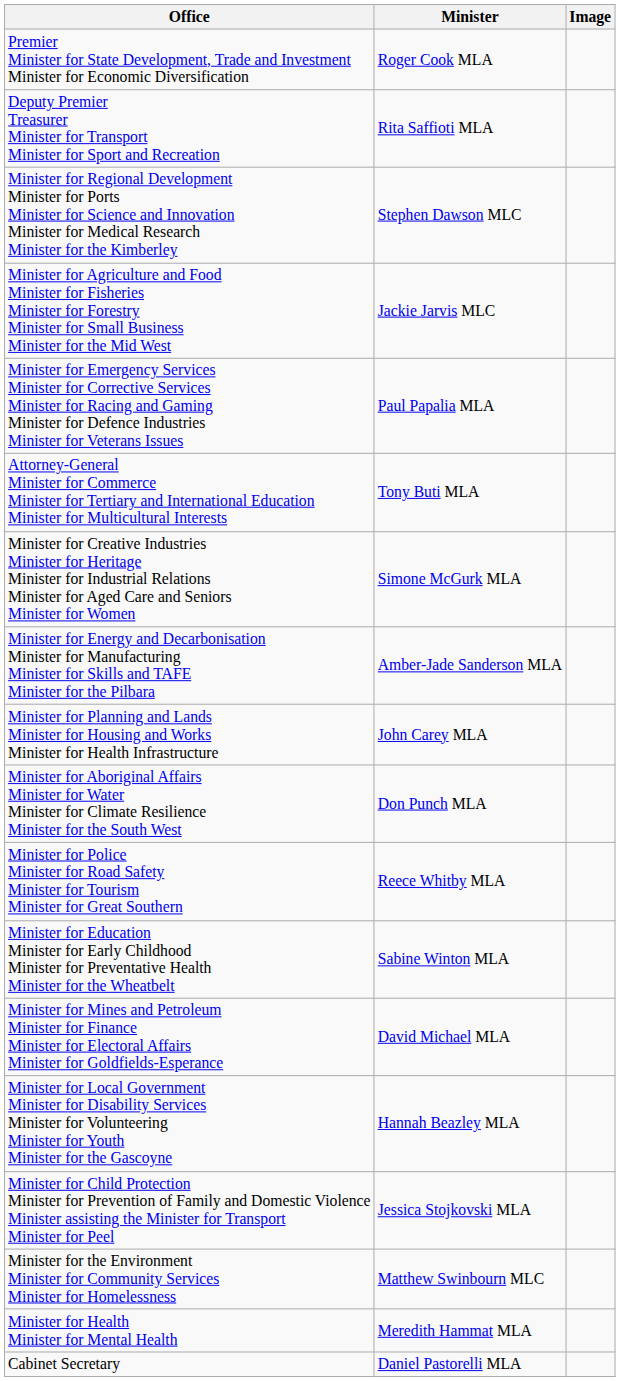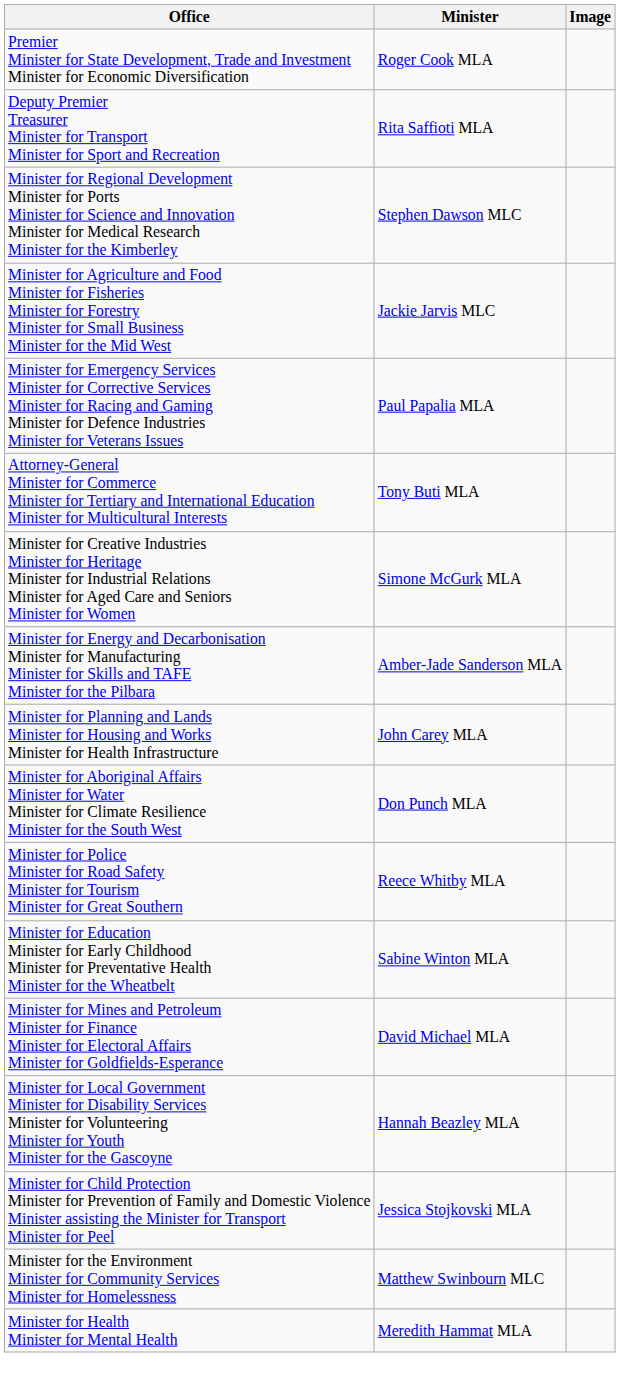- row: (64, 1364)
